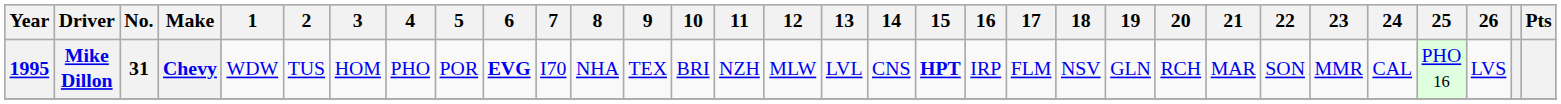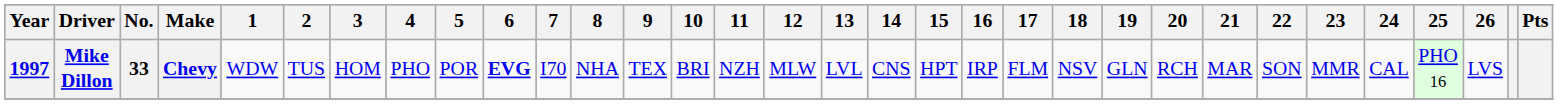(29, 68) 1995 -> (29, 68) 1997
(139, 68) 31 -> (139, 68) 33
(940, 68) bold -> (939, 68) normal
